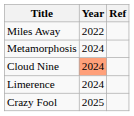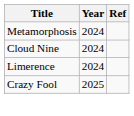- row: (34, 31)
(93, 66) lightsalmon background -> (93, 48) no background
